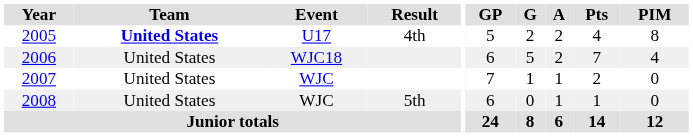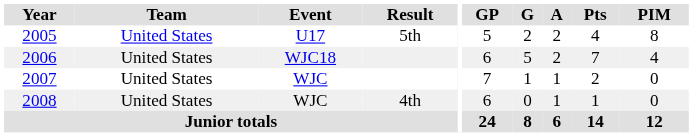(169, 36) bold -> (167, 36) normal
(415, 36) 4th -> (410, 36) 5th
(415, 100) 5th -> (410, 100) 4th
